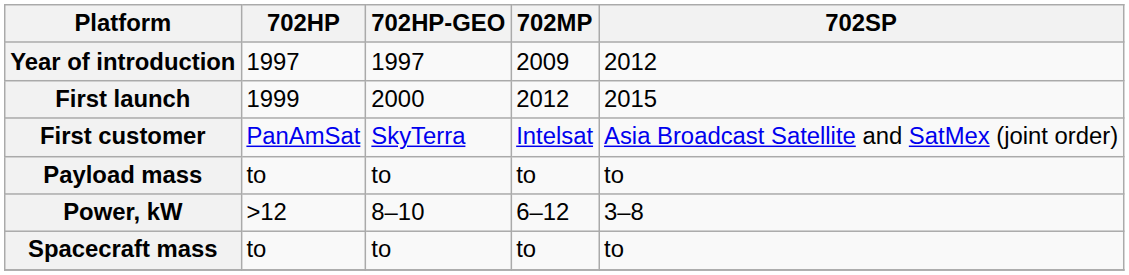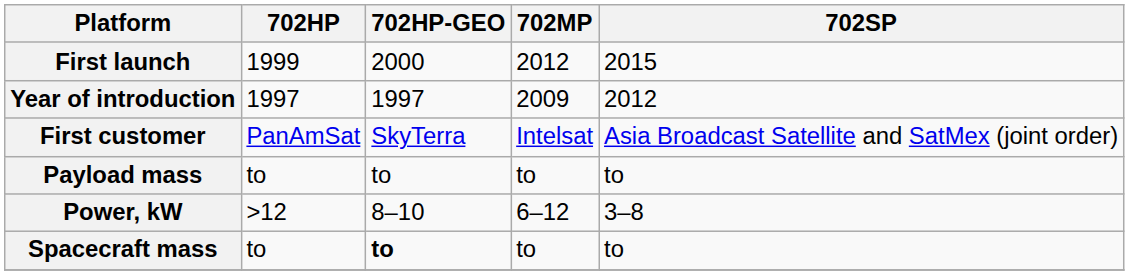rows swapped: (123, 61) <-> (123, 99)
(381, 250) normal -> (383, 250) bold
